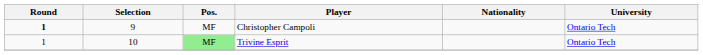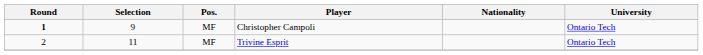(44, 42) 1 -> (44, 42) 2
(133, 42) 10 -> (133, 42) 11
(209, 42) lightgreen background -> (209, 42) no background
